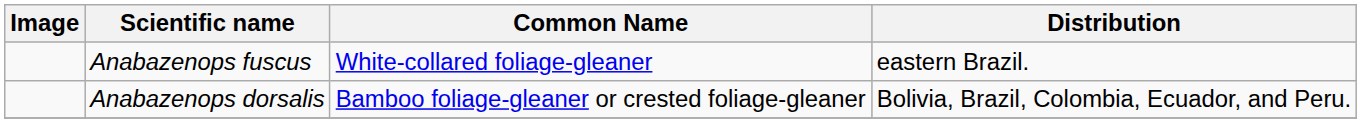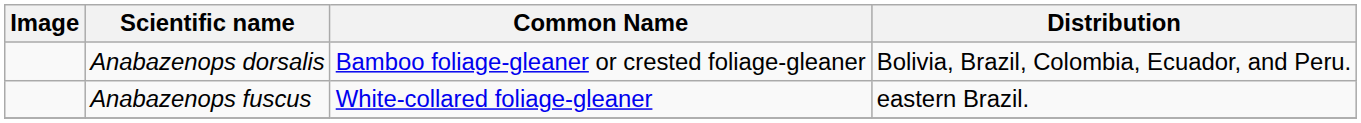rows swapped: (207, 99) <-> (201, 61)
